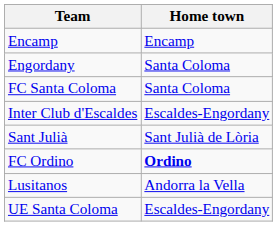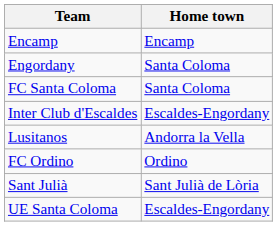rows swapped: (38, 185) <-> (38, 137)
(168, 161) bold -> (166, 161) normal
